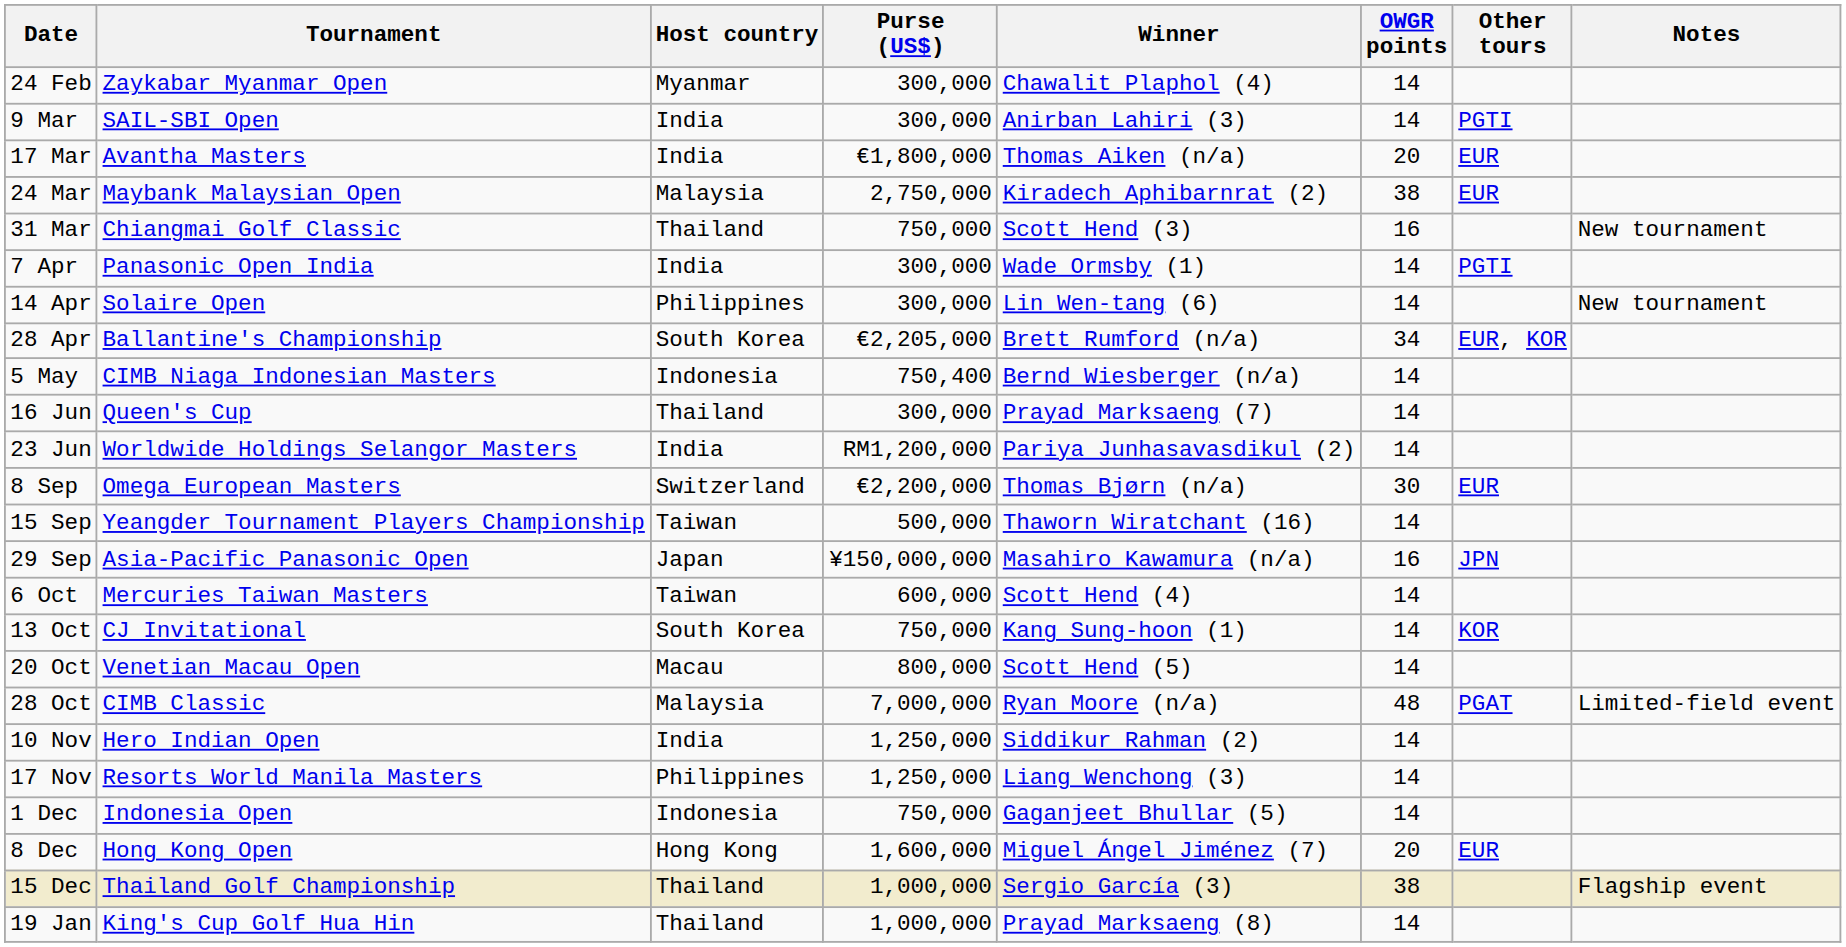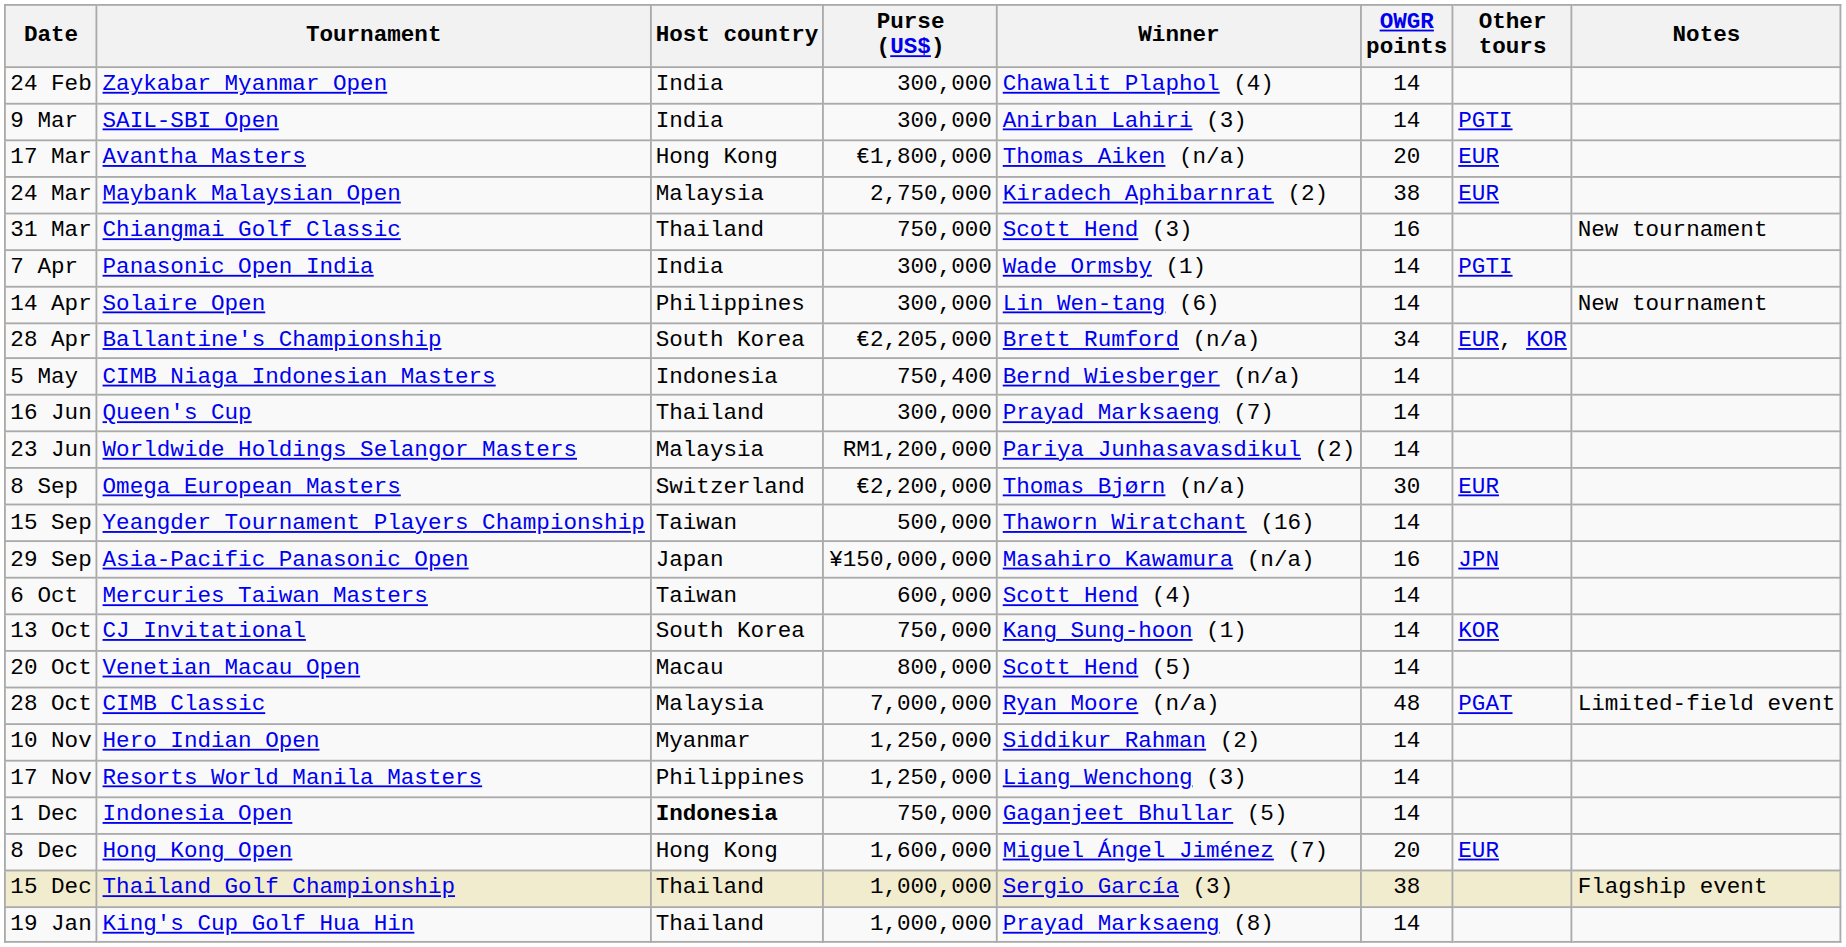(703, 86) Myanmar -> (690, 86) India
(690, 159) India -> (717, 159) Hong Kong
(690, 450) India -> (710, 450) Malaysia
(690, 742) India -> (703, 742) Myanmar
(717, 815) normal -> (717, 815) bold
